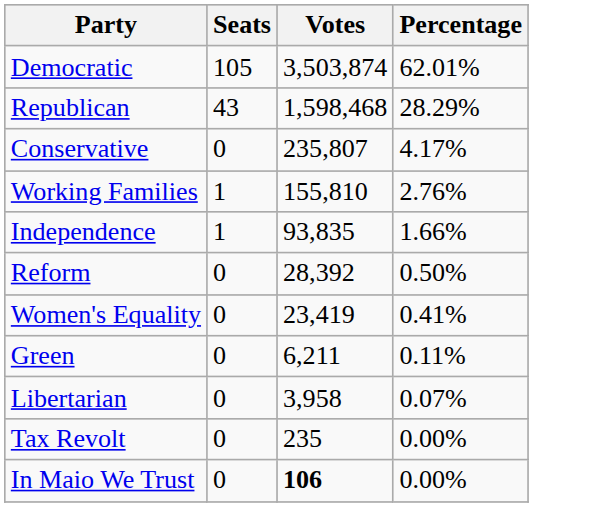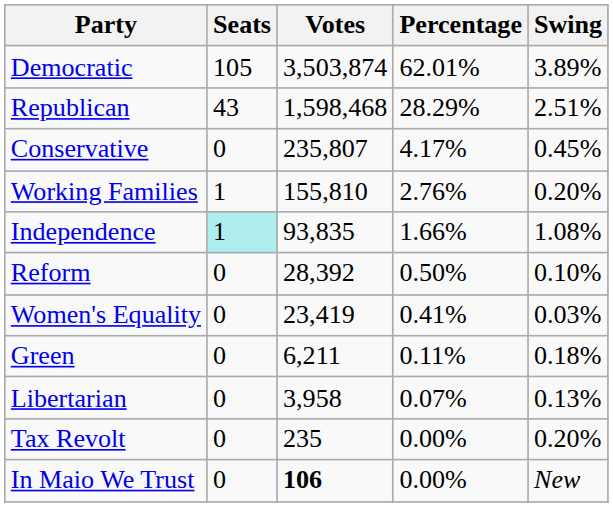+ column: (568, 25)
(220, 231) no background -> (220, 231) paleturquoise background
